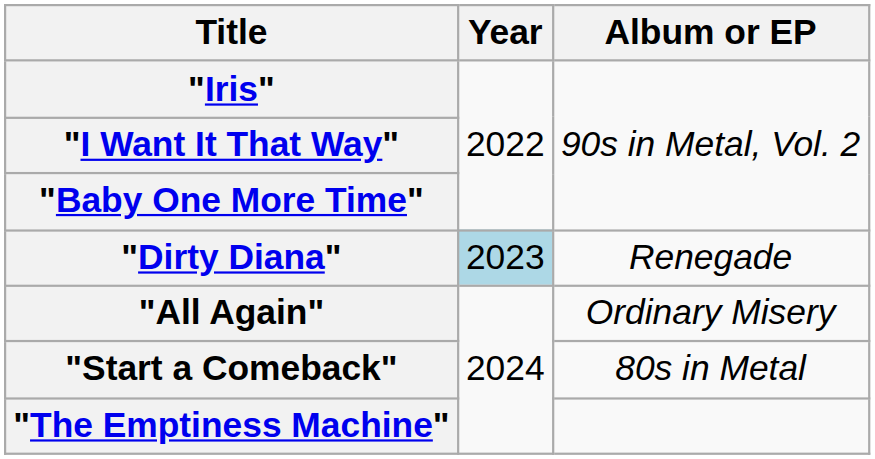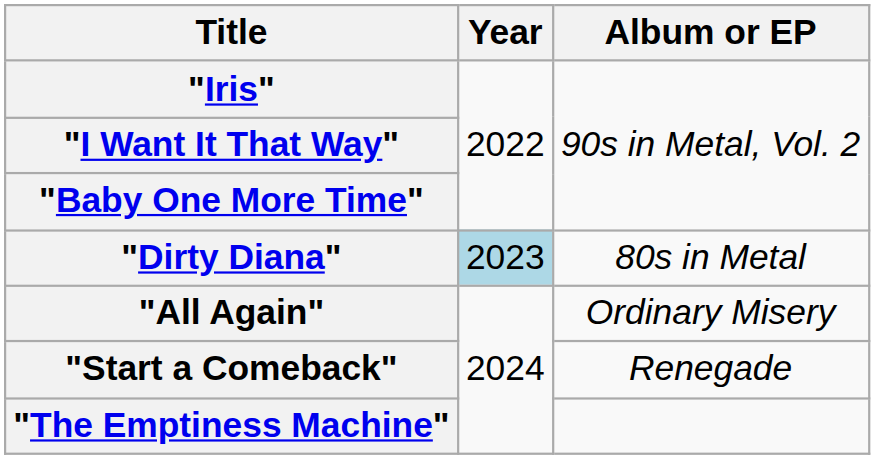(711, 256) Renegade -> (711, 256) 80s in Metal
(711, 369) 80s in Metal -> (711, 369) Renegade
